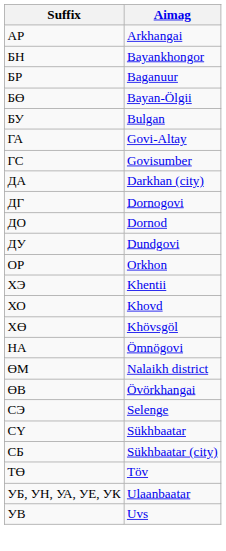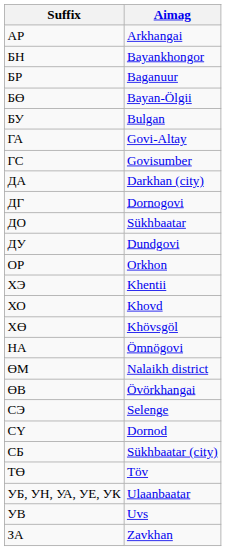(147, 222) Dornod -> (156, 222) Sükhbaatar
(156, 431) Sükhbaatar -> (147, 431) Dornod
+ row: (15, 535)
